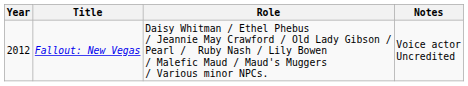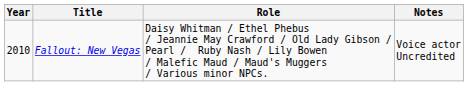(18, 51) 2012 -> (18, 51) 2010
